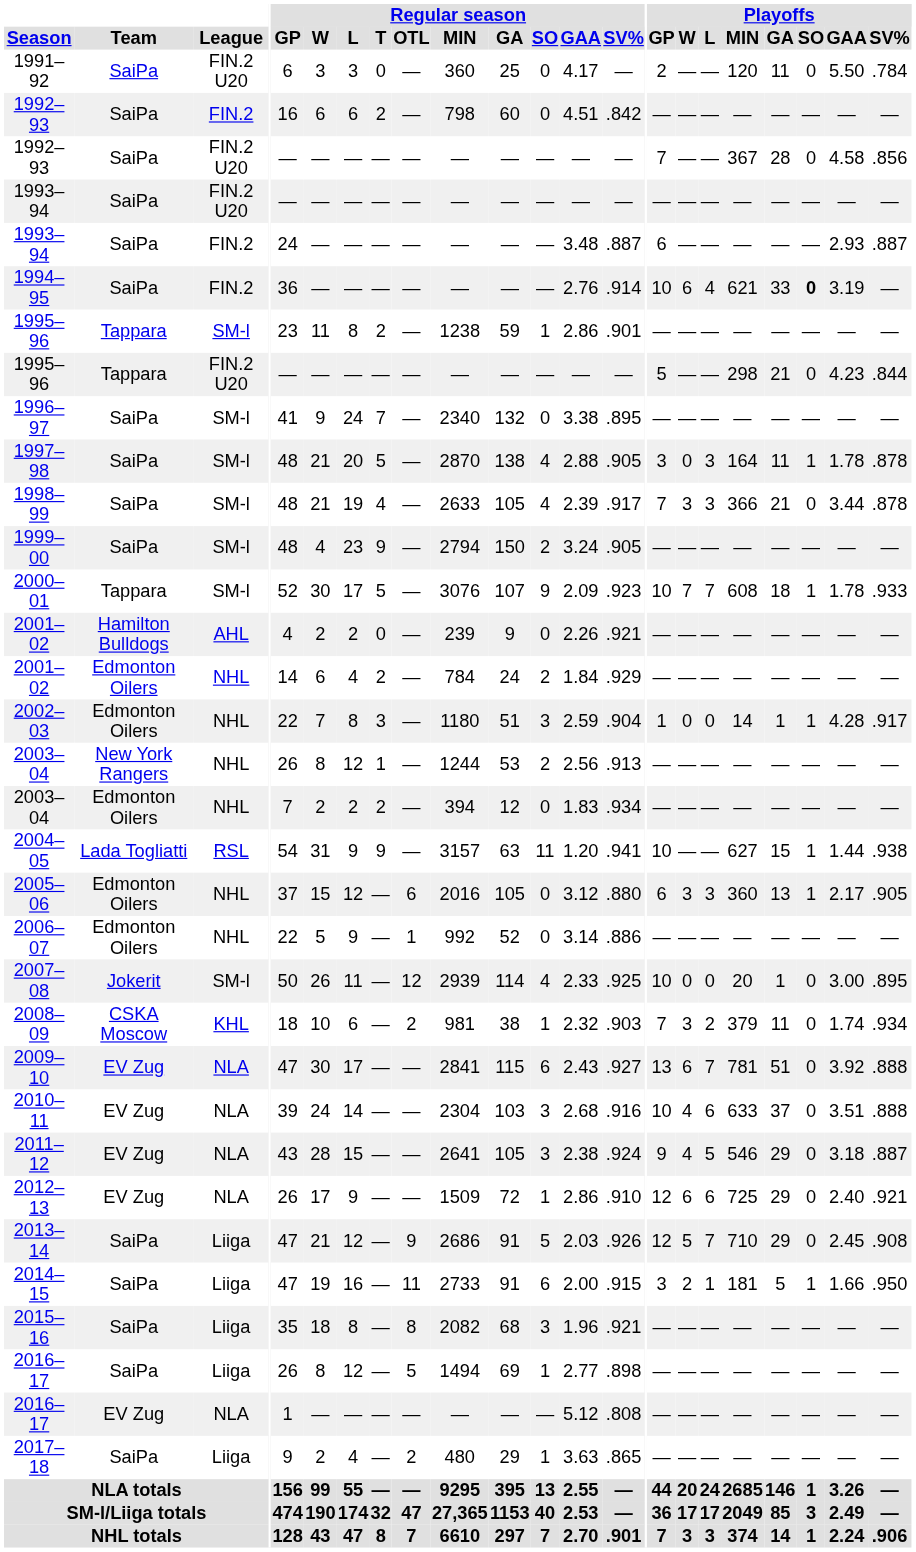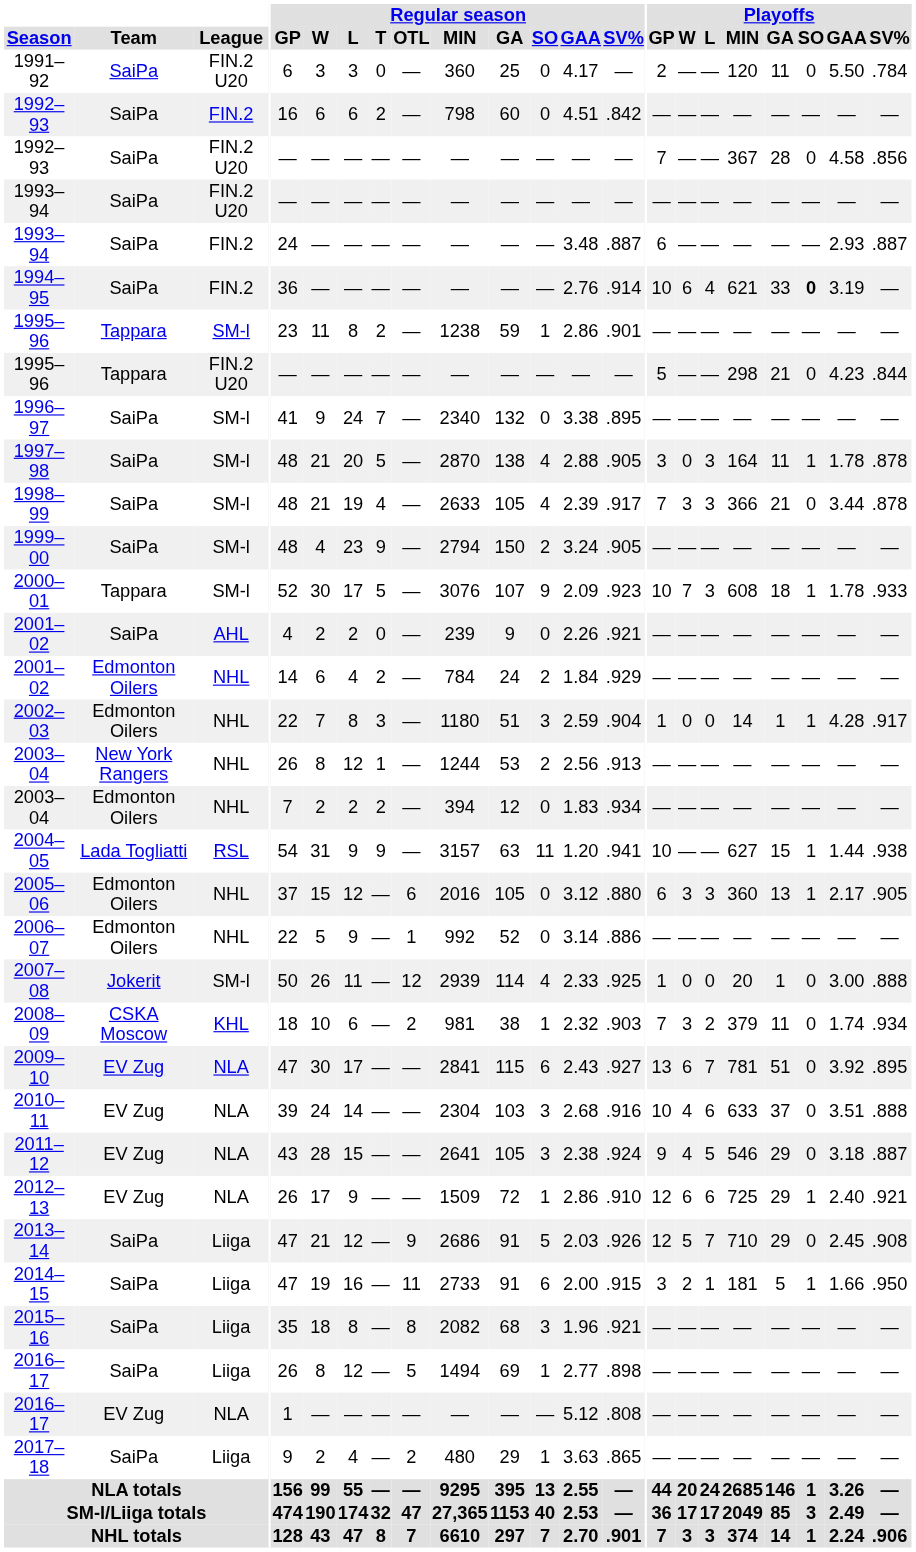(710, 591) 7 -> (710, 591) 3
(134, 634) Hamilton Bulldogs -> (134, 634) SaiPa
(662, 980) 10 -> (662, 980) 1
(890, 980) .895 -> (890, 980) .888
(890, 1067) .888 -> (890, 1067) .895
(811, 1197) 0 -> (811, 1197) 1
